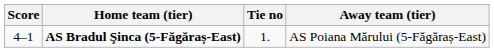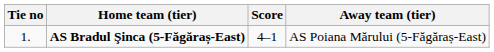columns swapped: (265, 15) <-> (23, 15)
